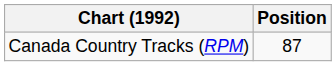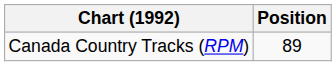(292, 46) 87 -> (292, 46) 89
